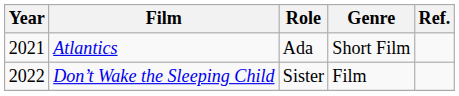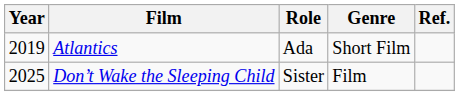(27, 47) 2021 -> (27, 47) 2019
(27, 76) 2022 -> (27, 76) 2025
